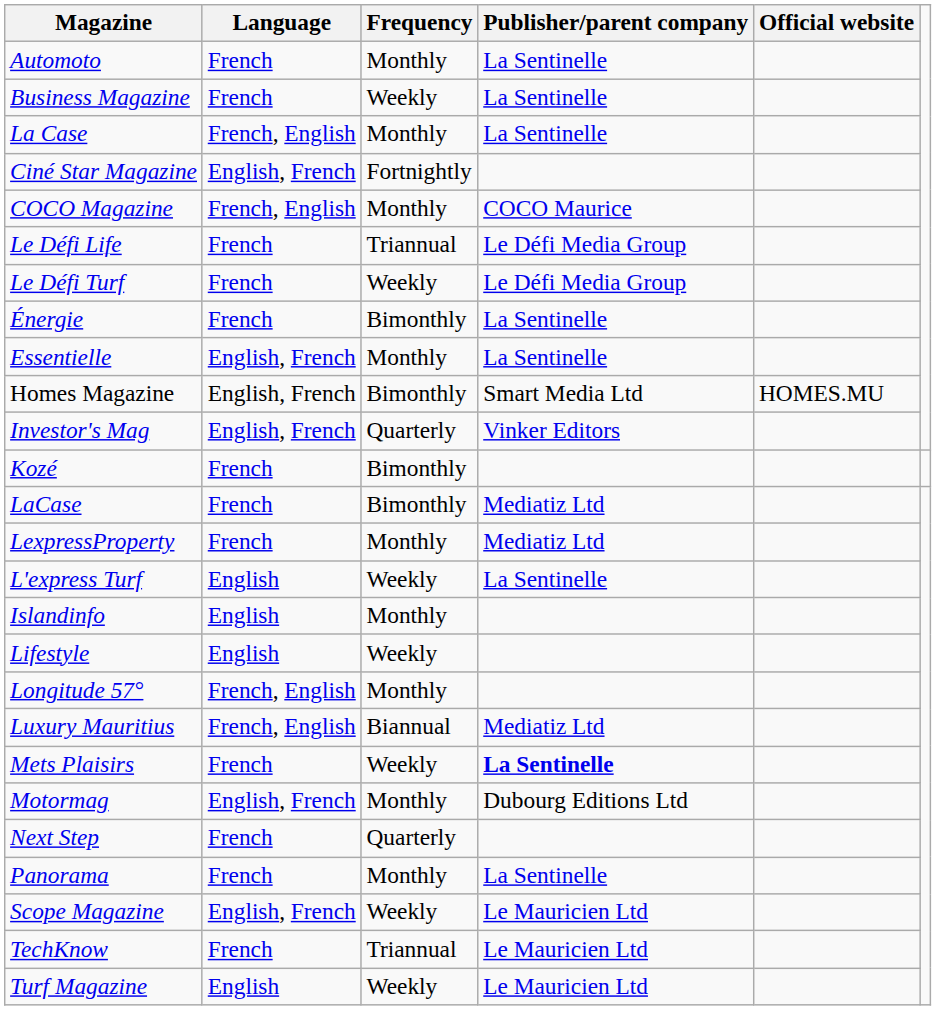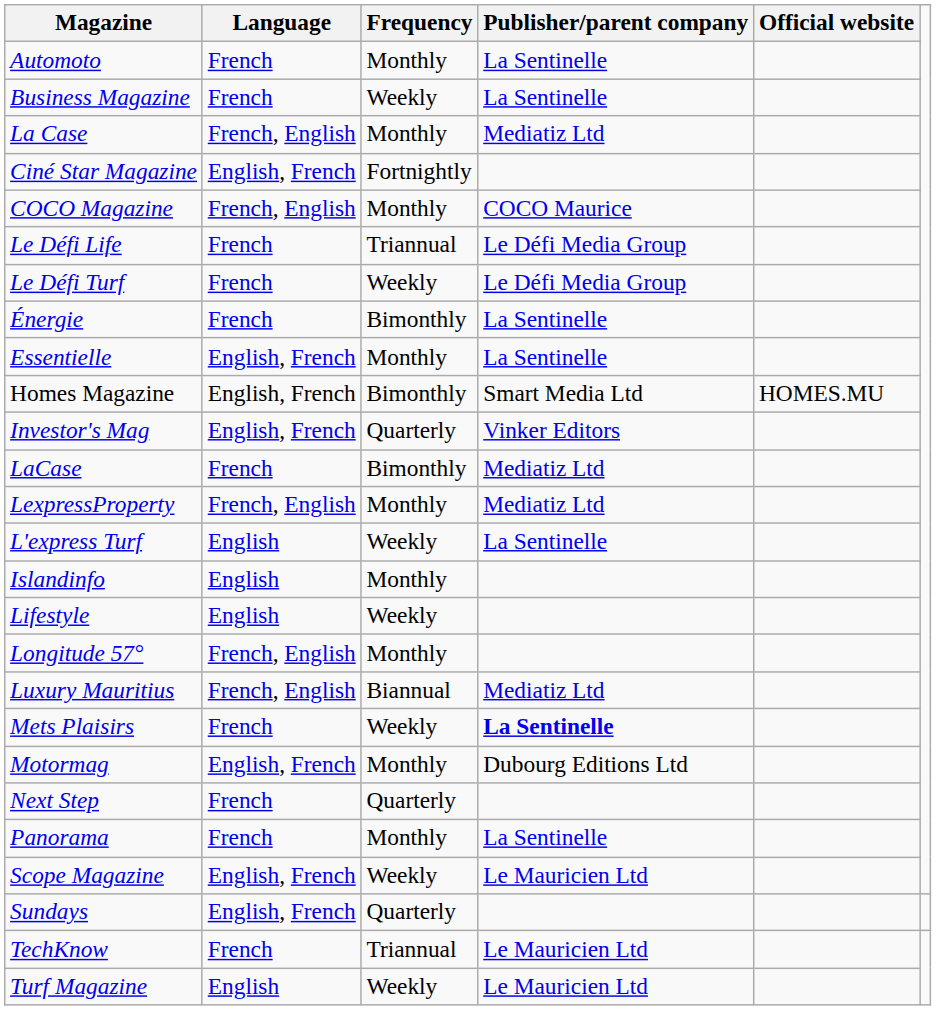(545, 134) La Sentinelle -> (544, 134) Mediatiz Ltd
- row: (33, 467)
(240, 541) French -> (282, 504) French, English
+ row: (49, 912)
